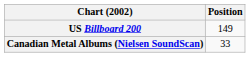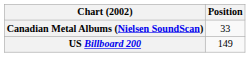rows swapped: (105, 44) <-> (105, 28)
